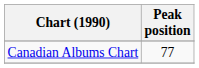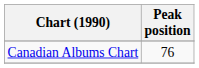(168, 52) 77 -> (168, 52) 76
